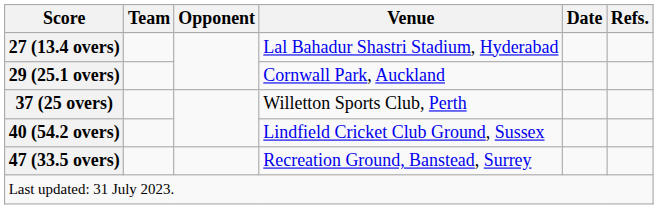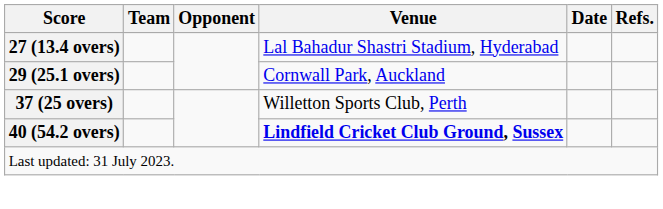(404, 132) normal -> (413, 132) bold
- row: (64, 160)
